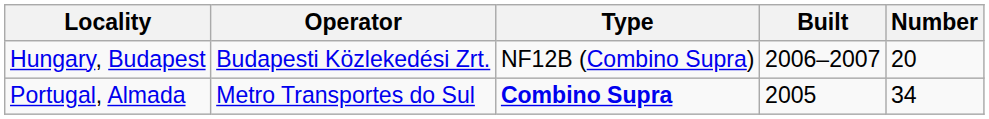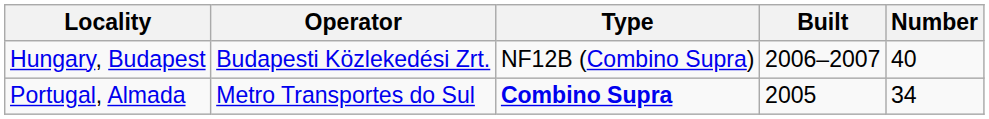(904, 59) 20 -> (904, 59) 40
